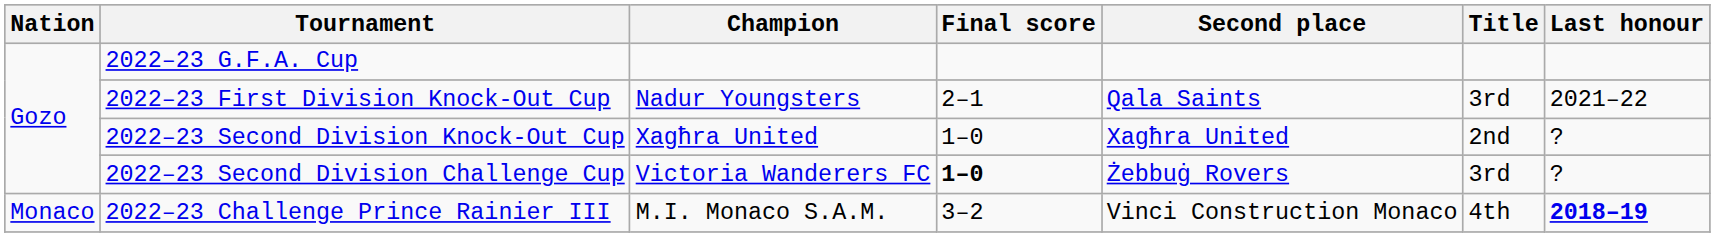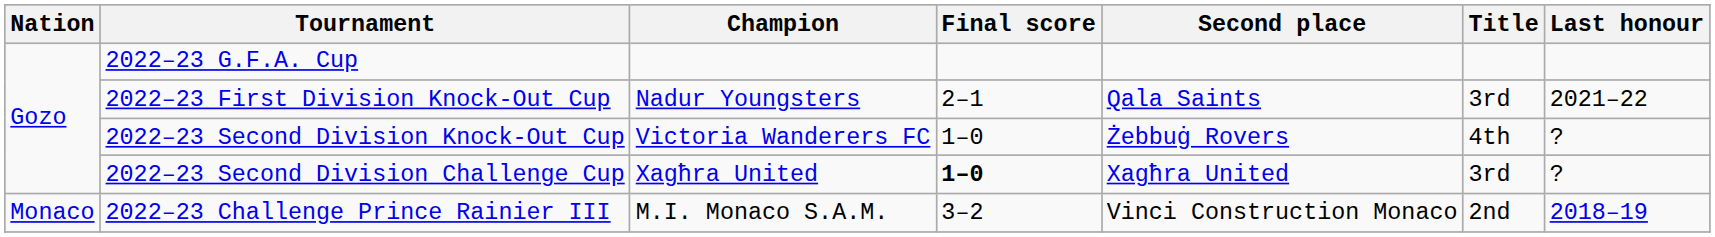(727, 137) Xagħra United -> (783, 137) Victoria Wanderers FC
(1198, 137) Xagħra United -> (1198, 137) Żebbuġ Rovers
(1490, 137) 2nd -> (1490, 137) 4th
(783, 175) Victoria Wanderers FC -> (727, 175) Xagħra United
(1198, 175) Żebbuġ Rovers -> (1198, 175) Xagħra United
(1490, 212) 4th -> (1490, 212) 2nd
(1599, 212) bold -> (1599, 212) normal
